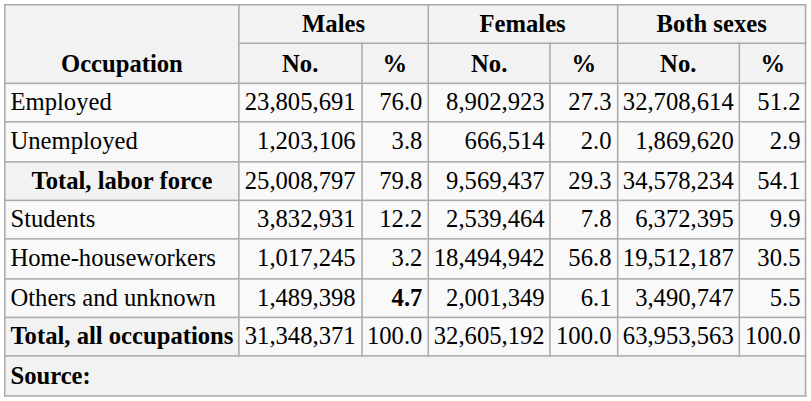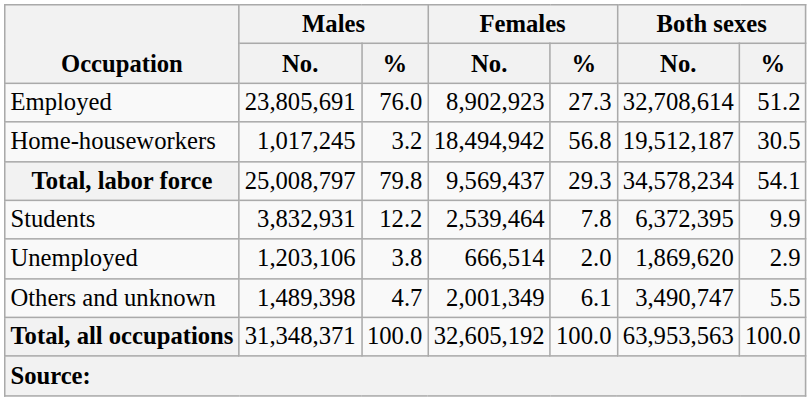rows swapped: (74, 141) <-> (113, 258)
(407, 297) bold -> (407, 297) normal
